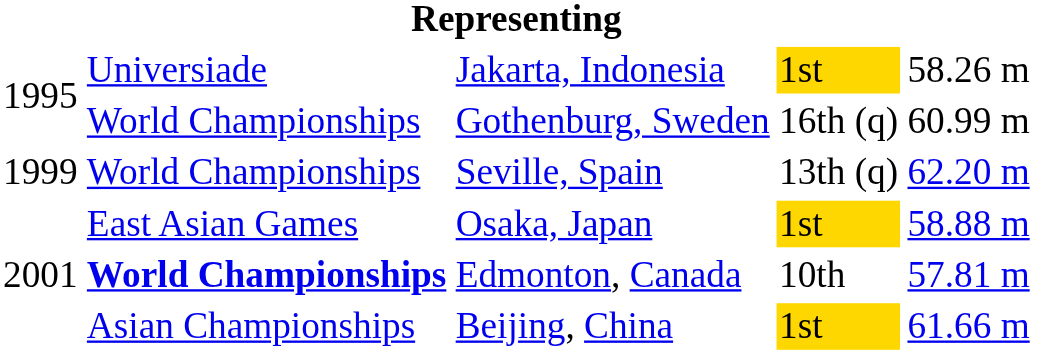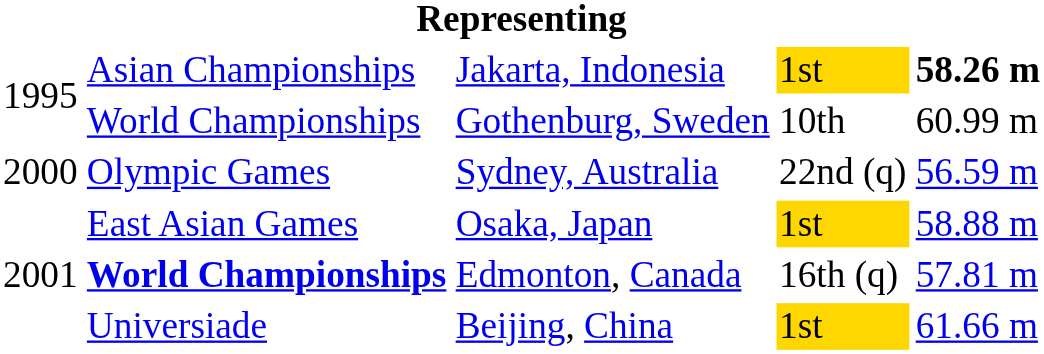(177, 69) Universiade -> (251, 69) Asian Championships
(969, 69) normal -> (978, 69) bold
(839, 120) 16th (q) -> (812, 120) 10th
- row: (559, 172)
+ row: (587, 172)
(812, 274) 10th -> (839, 274) 16th (q)
(251, 325) Asian Championships -> (177, 325) Universiade
